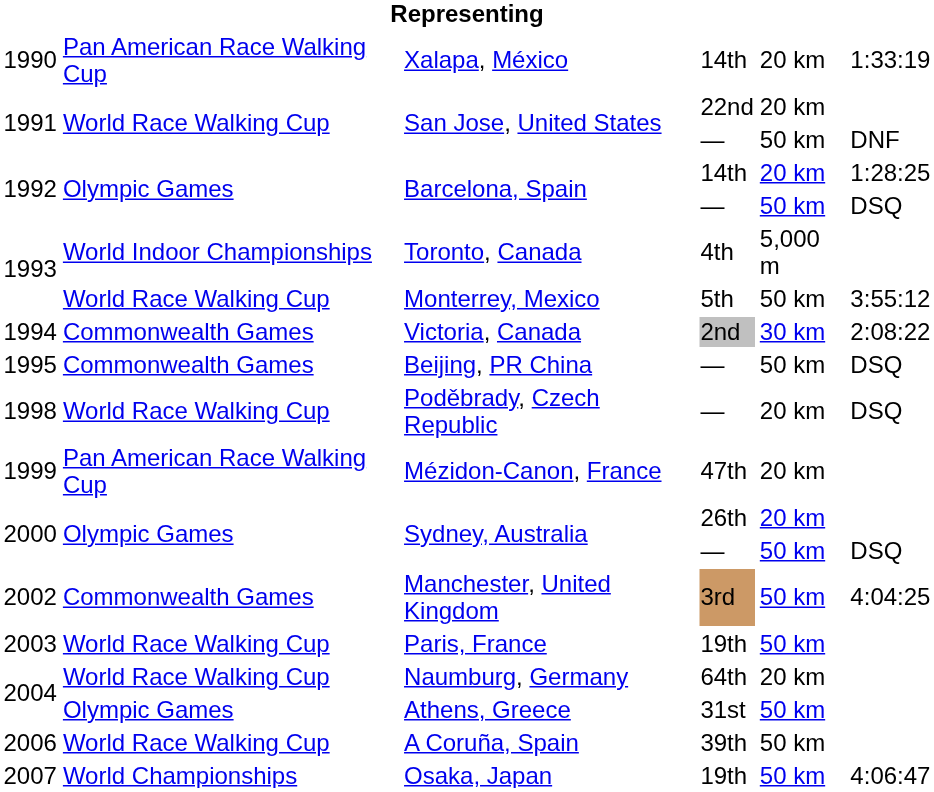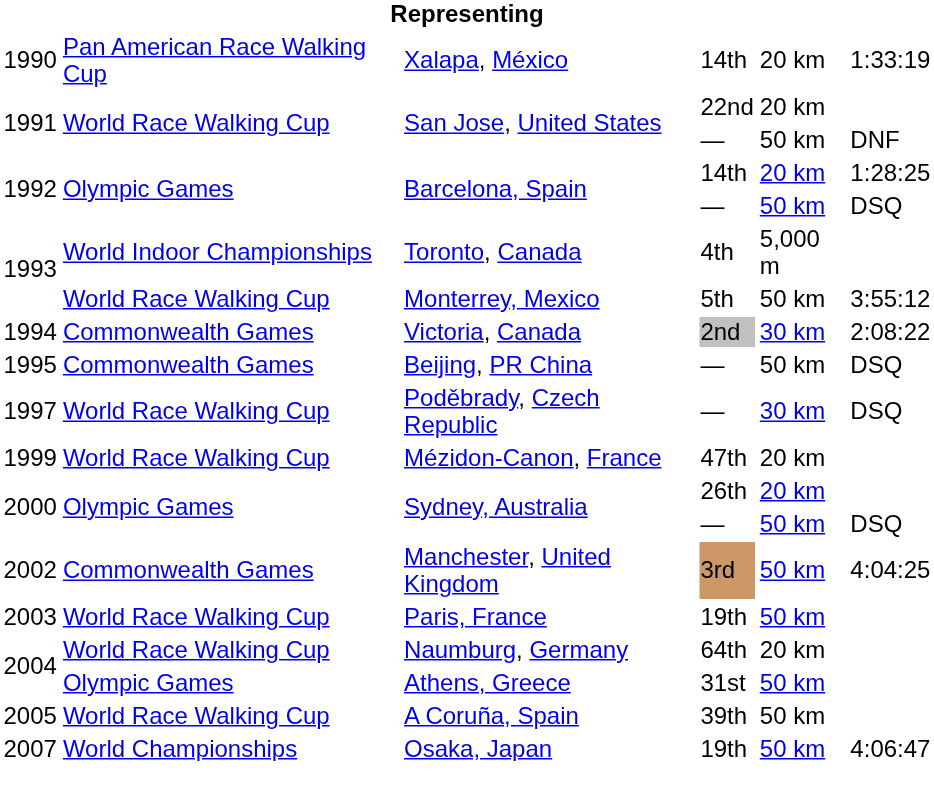(30, 411) 1998 -> (30, 411) 1997
(792, 411) 20 km -> (792, 411) 30 km
(215, 471) Pan American Race Walking Cup -> (196, 457) World Race Walking Cup
(30, 742) 2006 -> (30, 715) 2005
